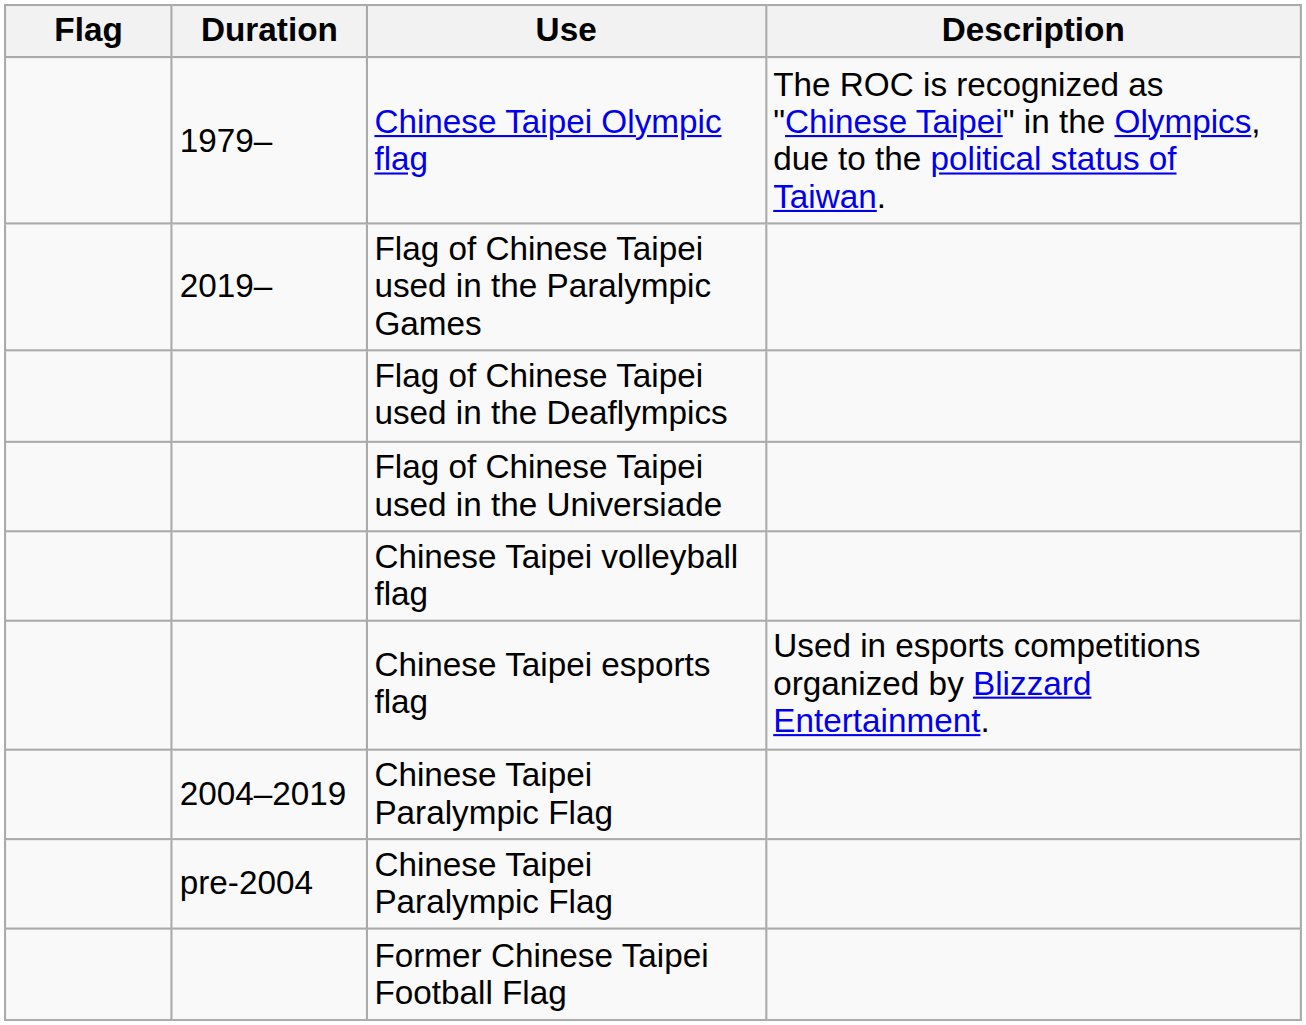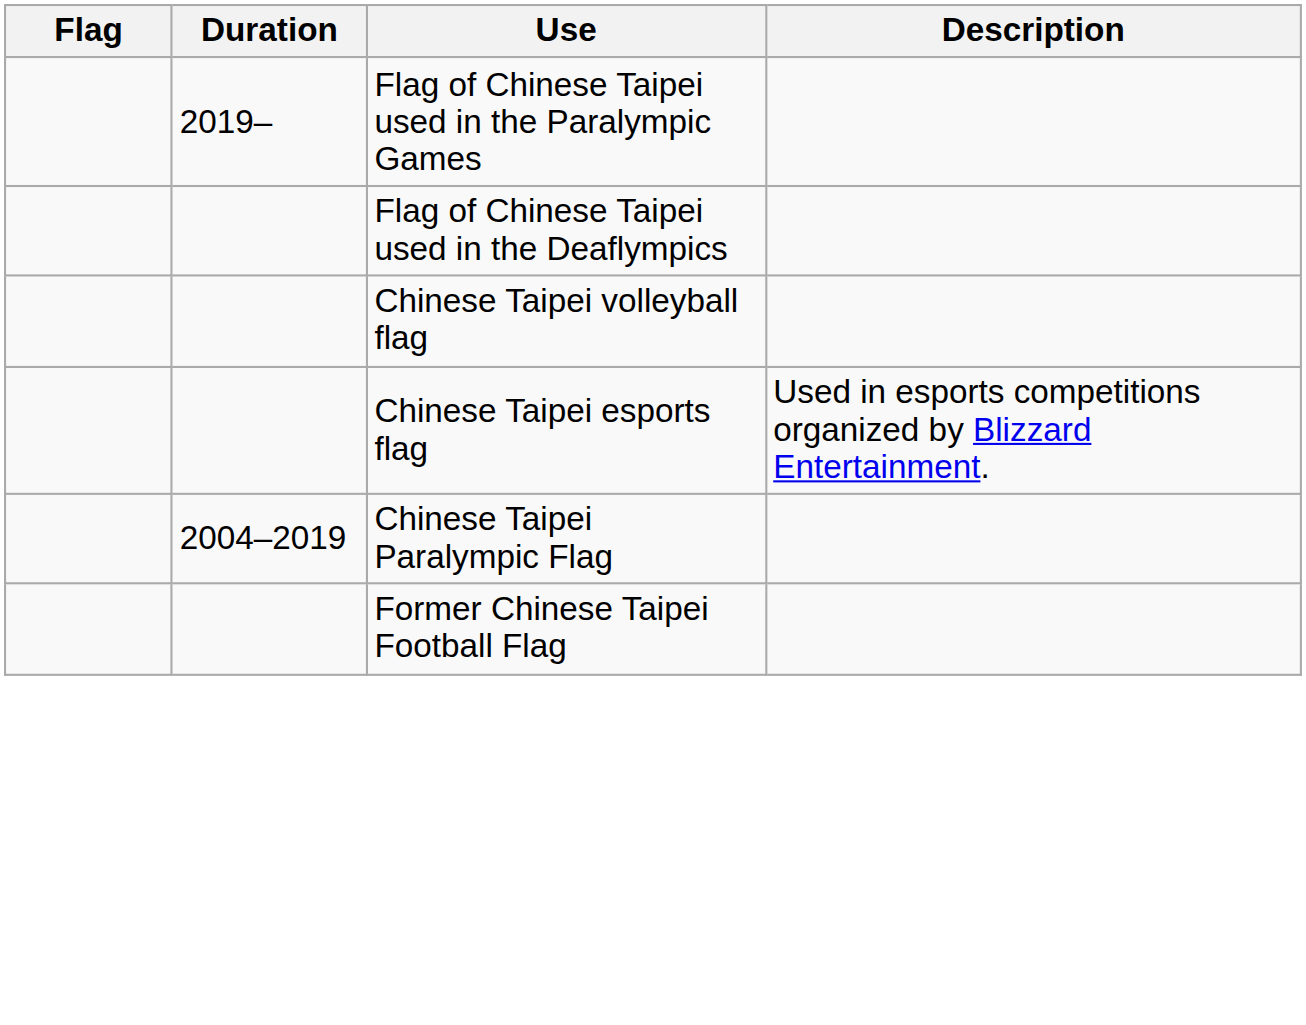- row: (226, 139)
- row: (269, 486)
- row: (246, 883)
